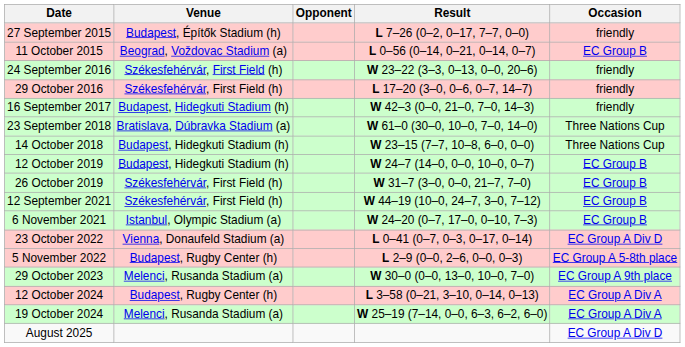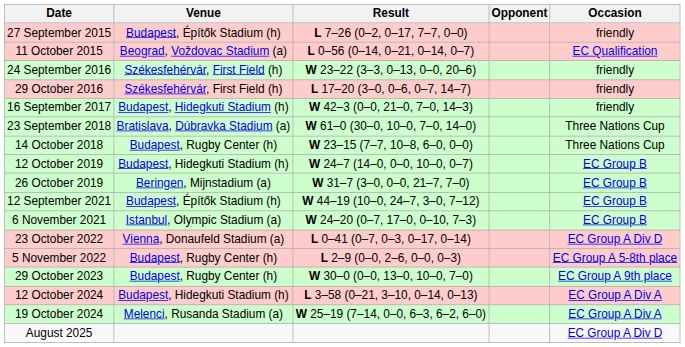columns swapped: (324, 13) <-> (452, 13)
(615, 51) EC Group B -> (615, 51) EC Qualification
(203, 145) Budapest, Hidegkuti Stadium (h) -> (203, 145) Budapest, Rugby Center (h)
(203, 182) Székesfehérvár, First Field (h) -> (203, 182) Beringen, Mijnstadium (a)
(203, 201) Székesfehérvár, First Field (h) -> (203, 201) Budapest, Építők Stadium (h)
(203, 276) Melenci, Rusanda Stadium (a) -> (203, 276) Budapest, Rugby Center (h)
(203, 295) Budapest, Rugby Center (h) -> (203, 295) Budapest, Hidegkuti Stadium (h)
